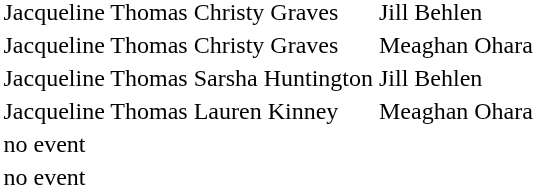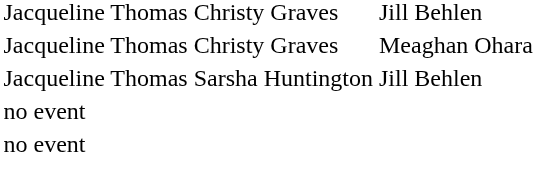- row: (266, 110)
